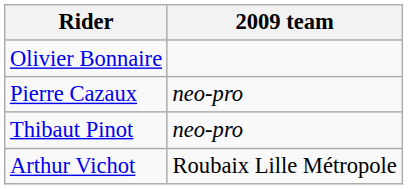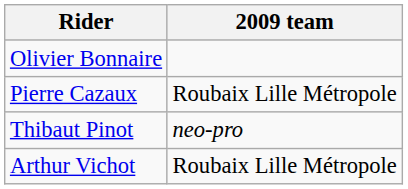(208, 93) neo-pro -> (285, 93) Roubaix Lille Métropole
